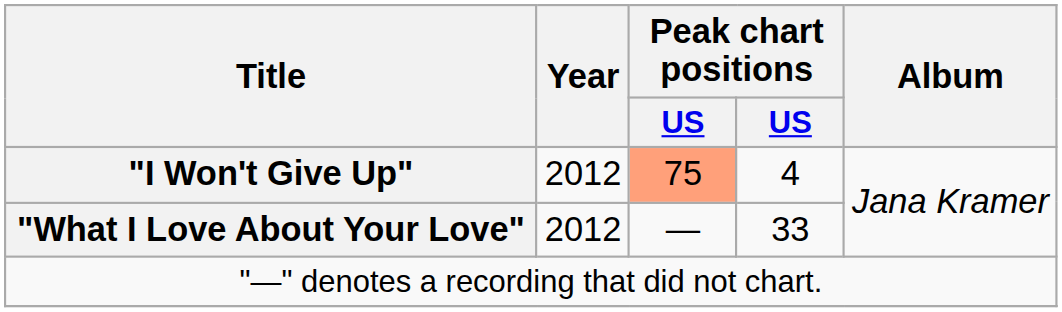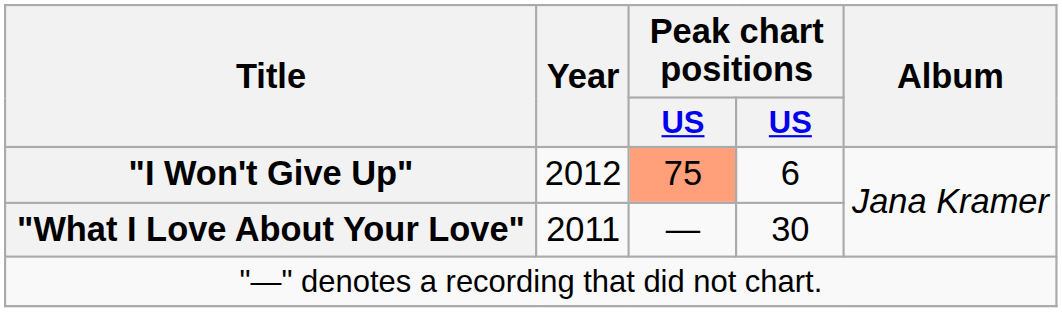(790, 173) 4 -> (790, 173) 6
(583, 228) 2012 -> (583, 228) 2011
(790, 228) 33 -> (790, 228) 30
